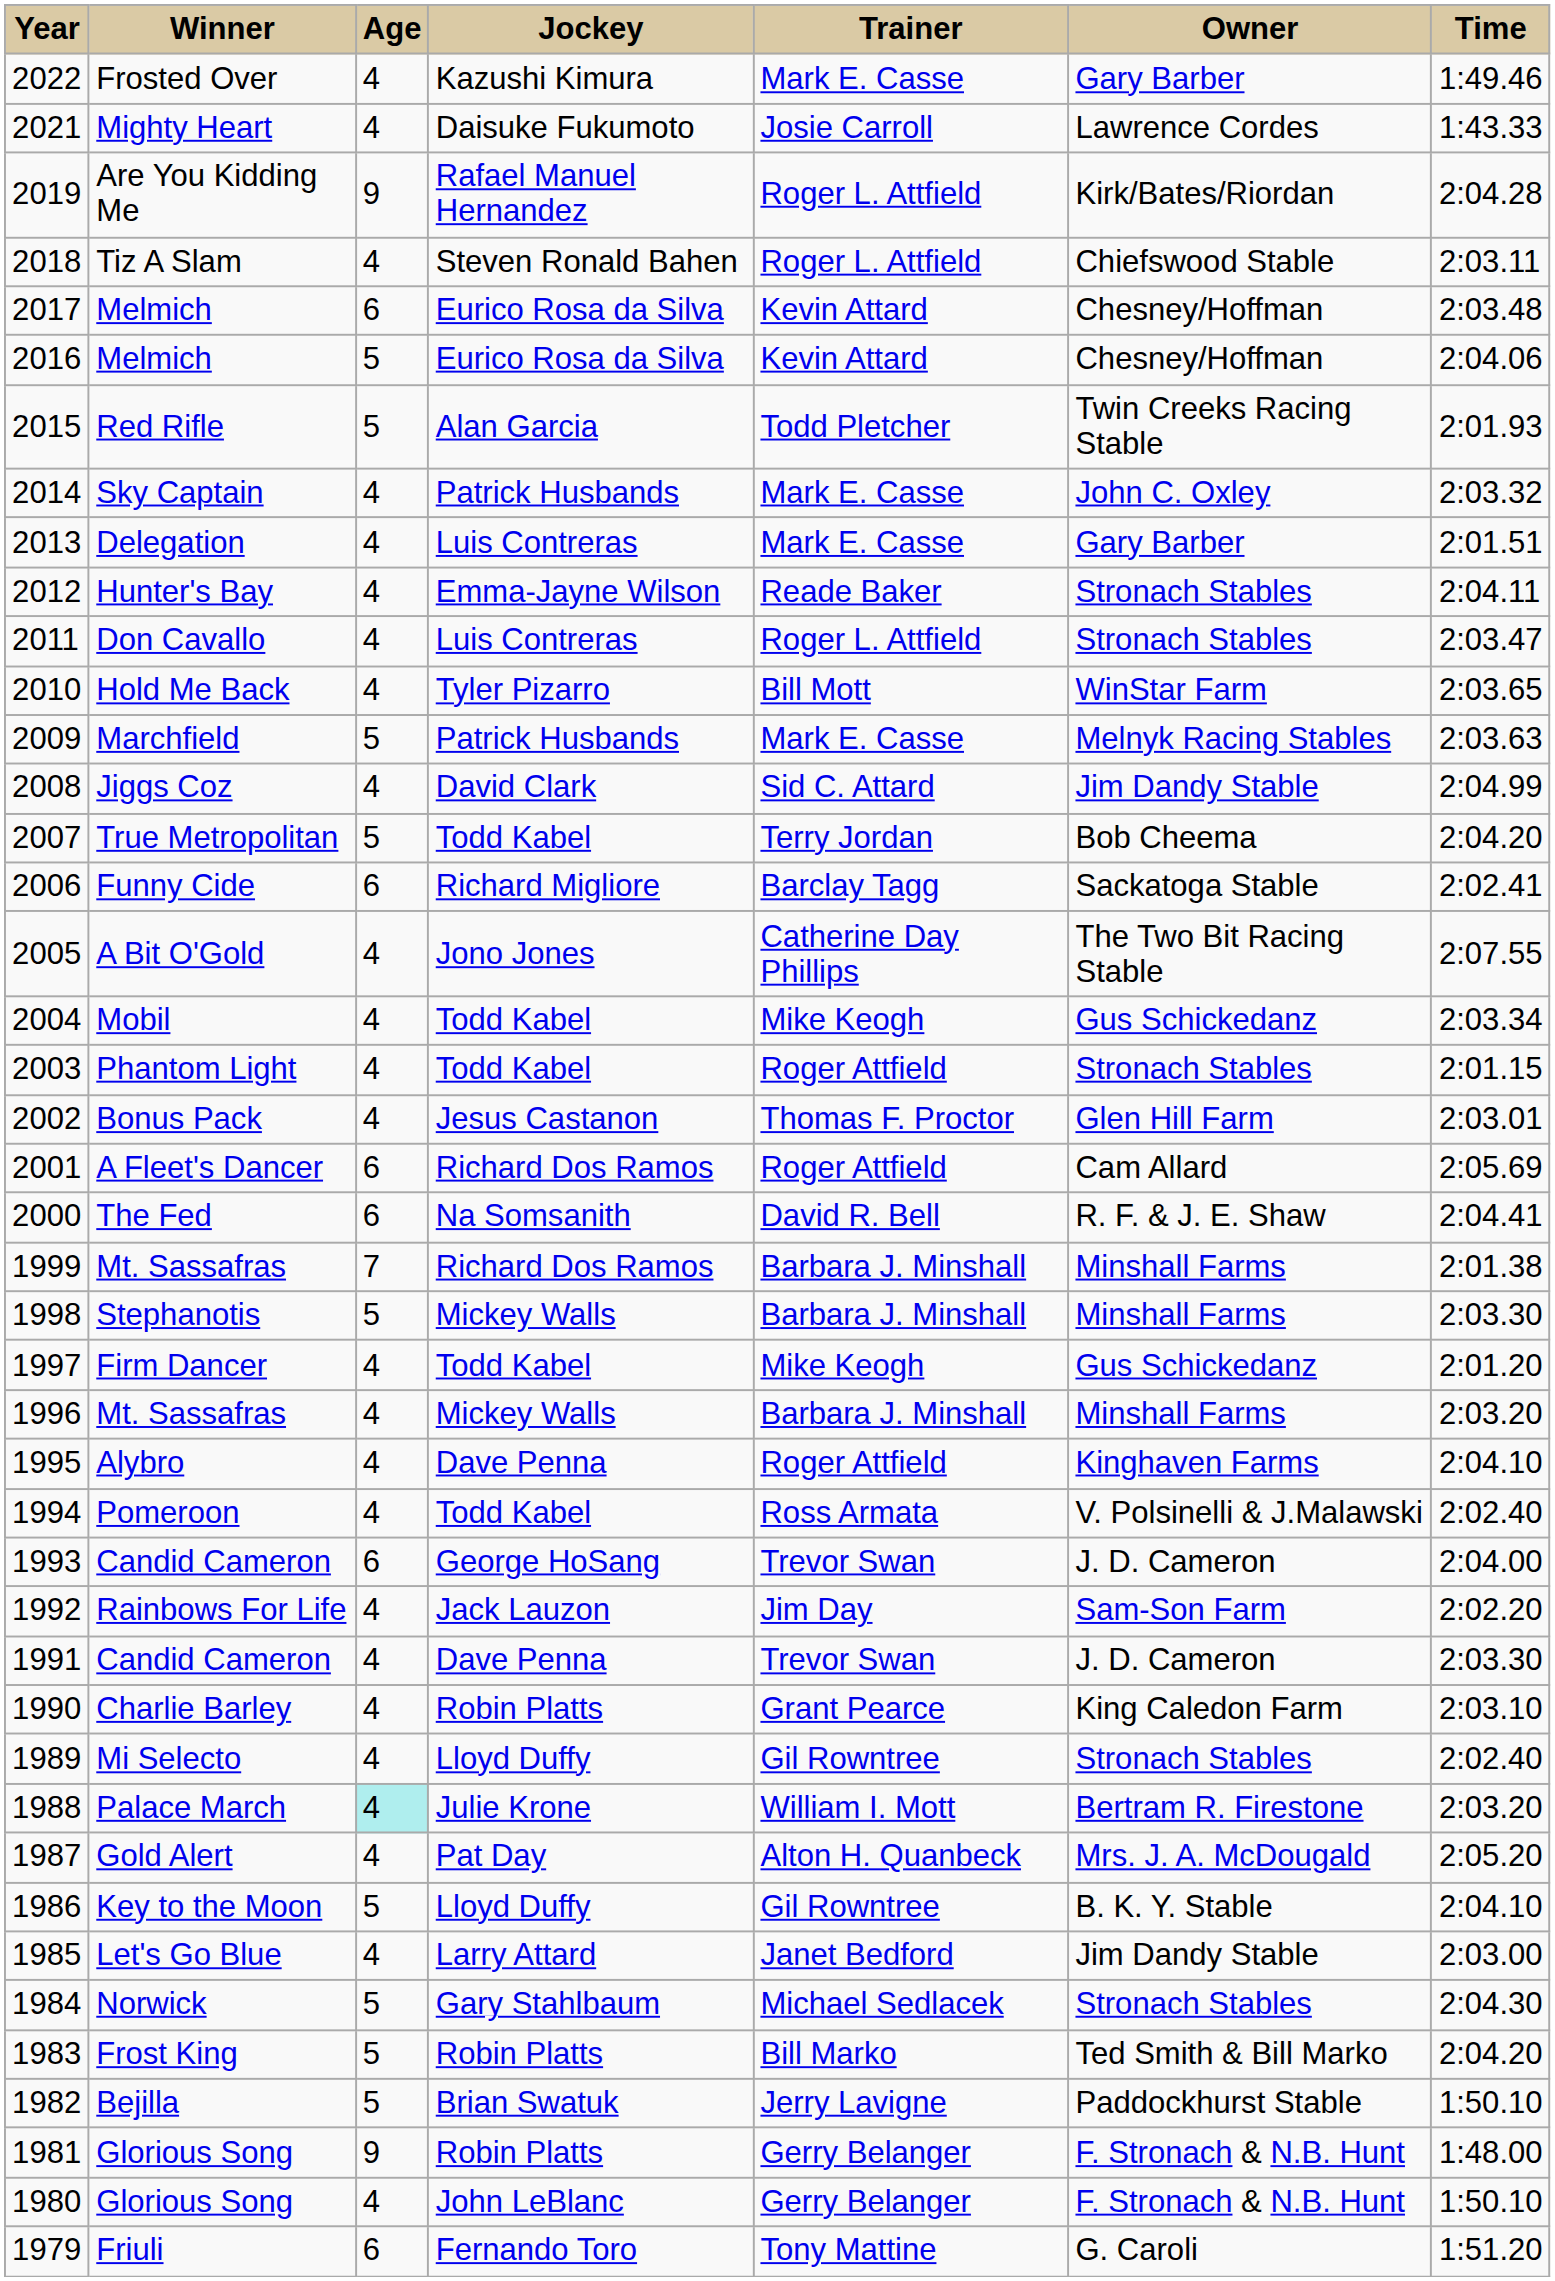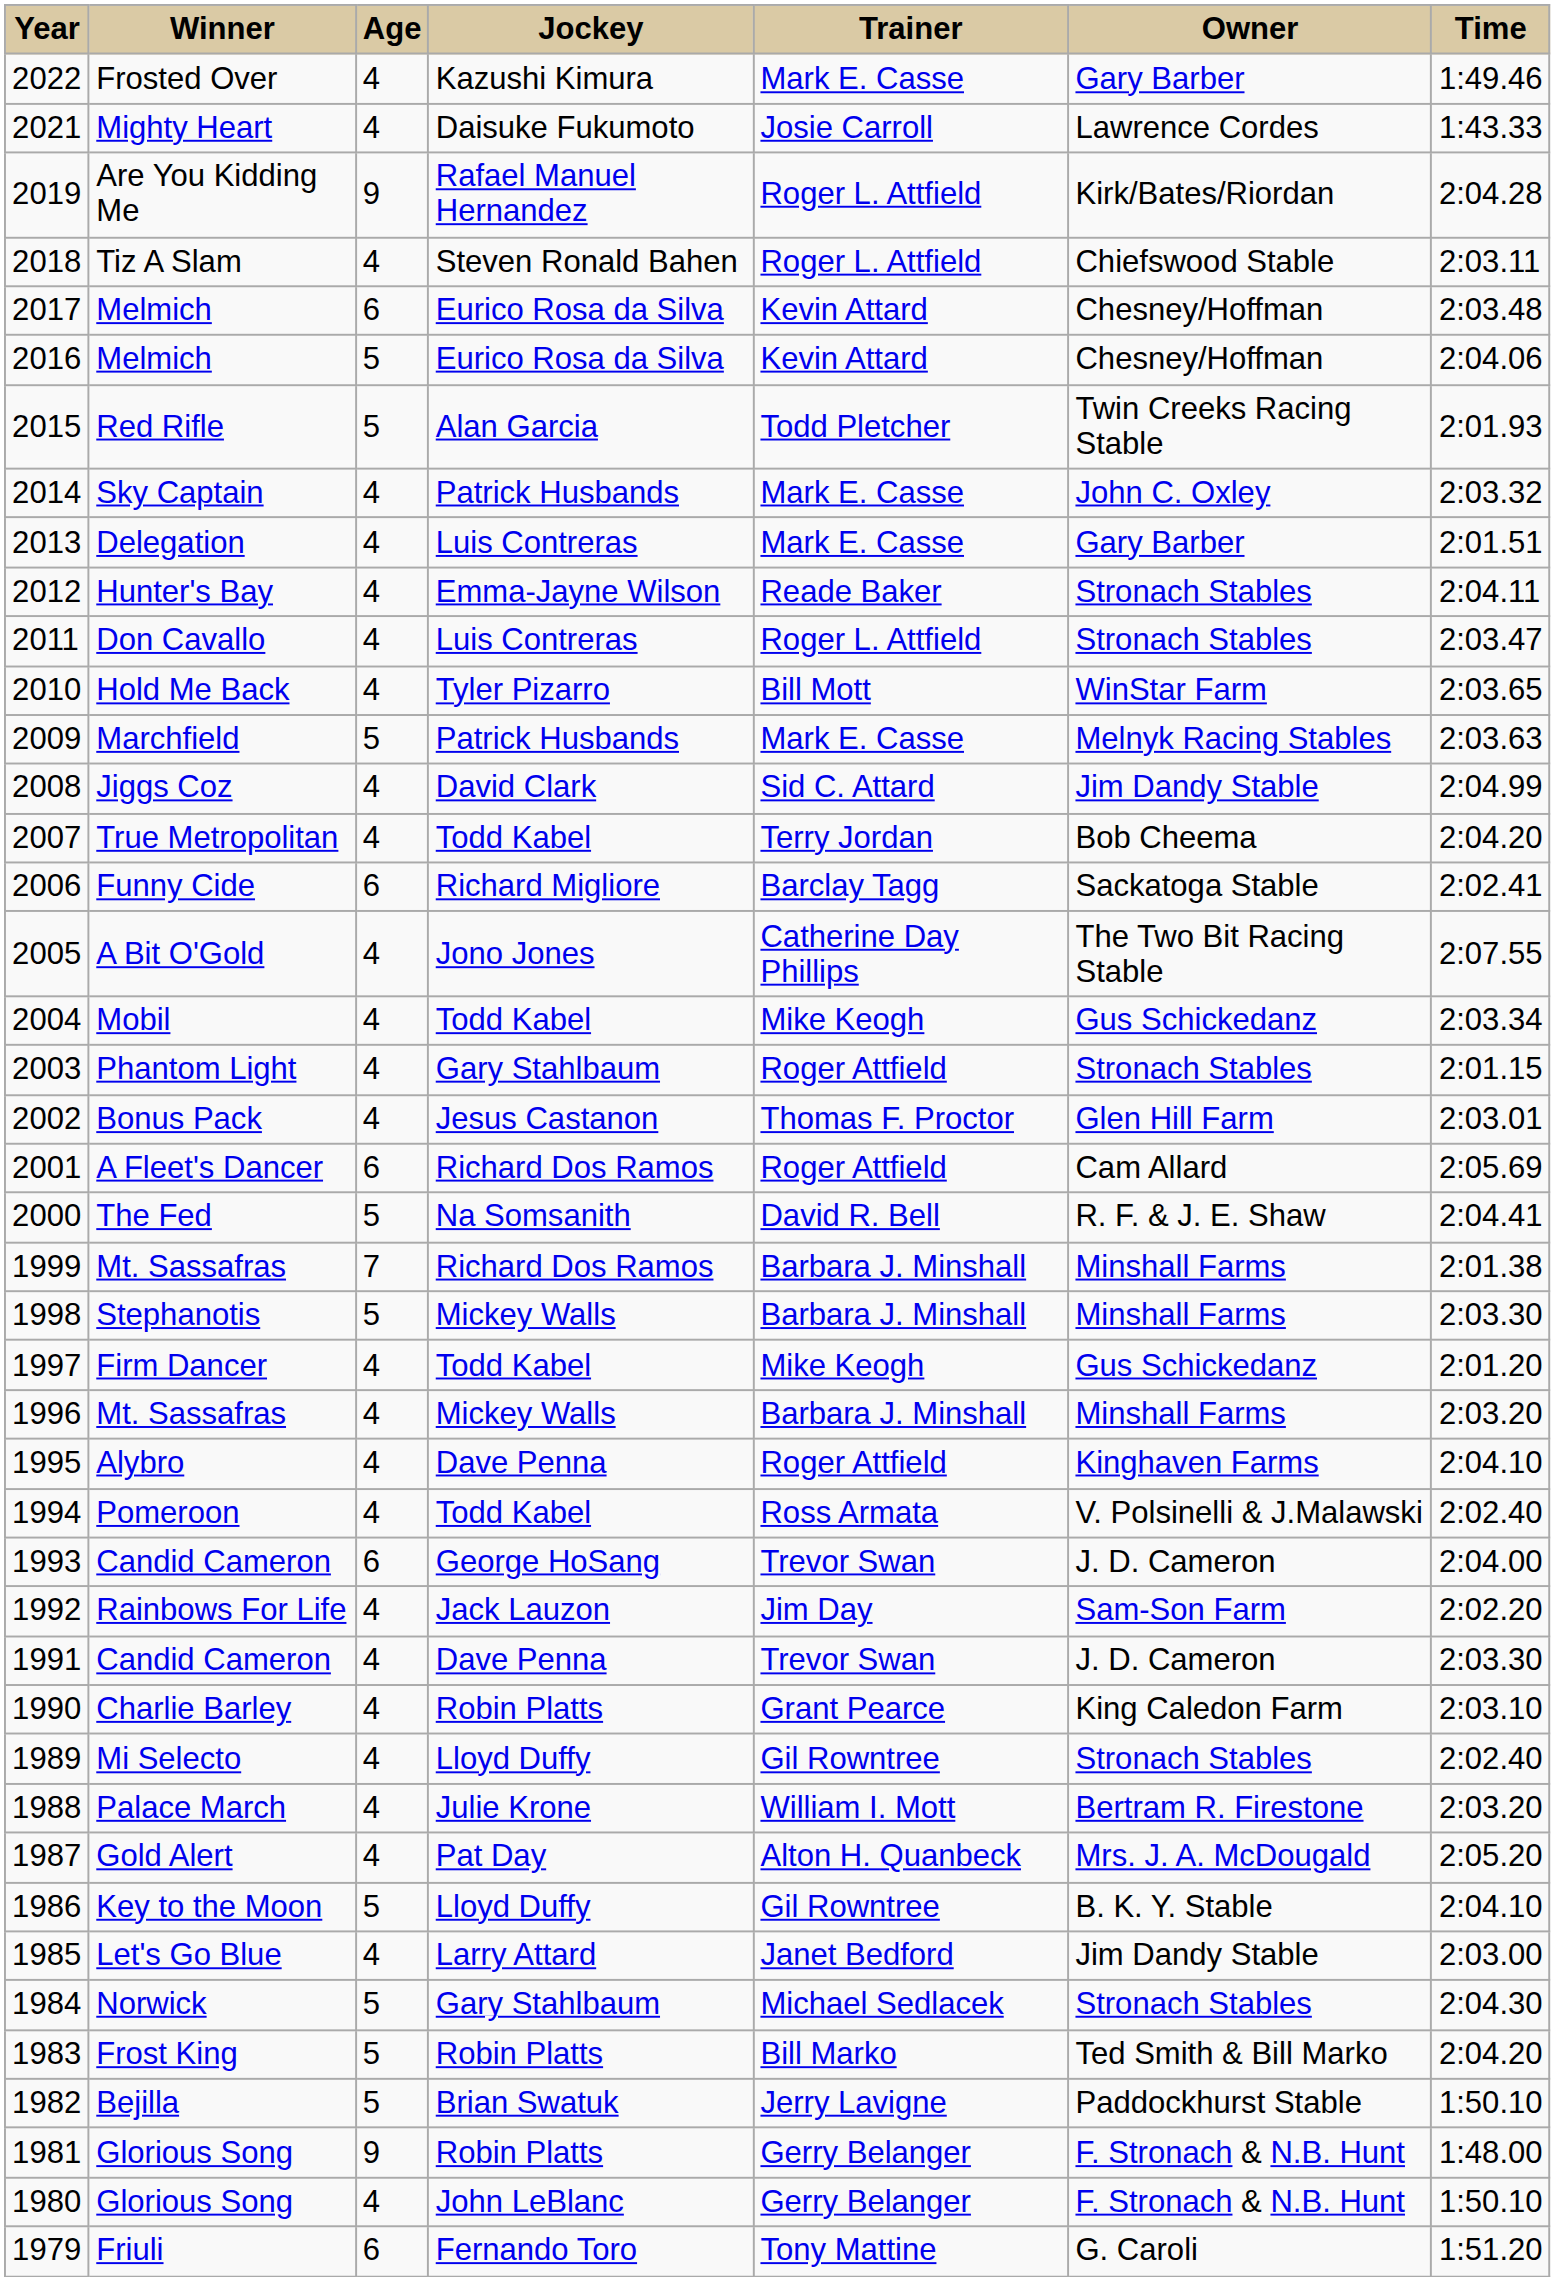(371, 837) 5 -> (371, 837) 4
(513, 1069) Todd Kabel -> (548, 1069) Gary Stahlbaum
(371, 1216) 6 -> (371, 1216) 5
(371, 1807) paleturquoise background -> (371, 1807) no background
